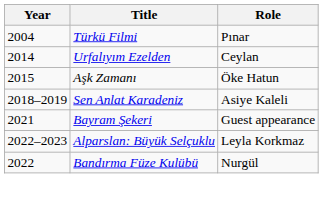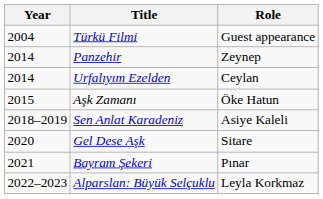(235, 36) Pınar -> (268, 36) Guest appearance
+ row: (97, 57)
+ row: (109, 141)
(268, 120) Guest appearance -> (235, 162) Pınar
- row: (136, 162)
